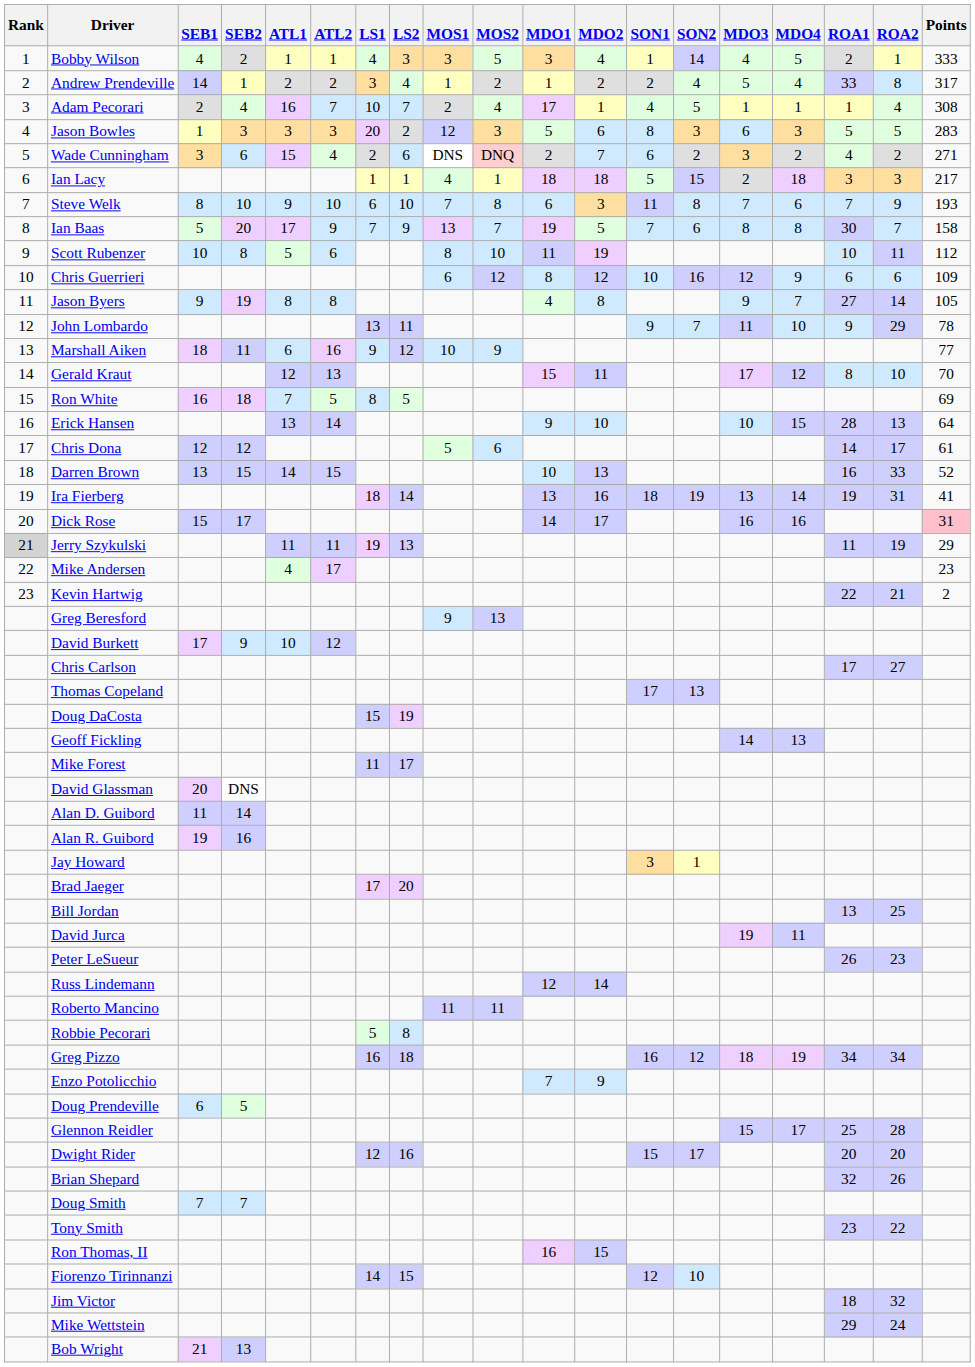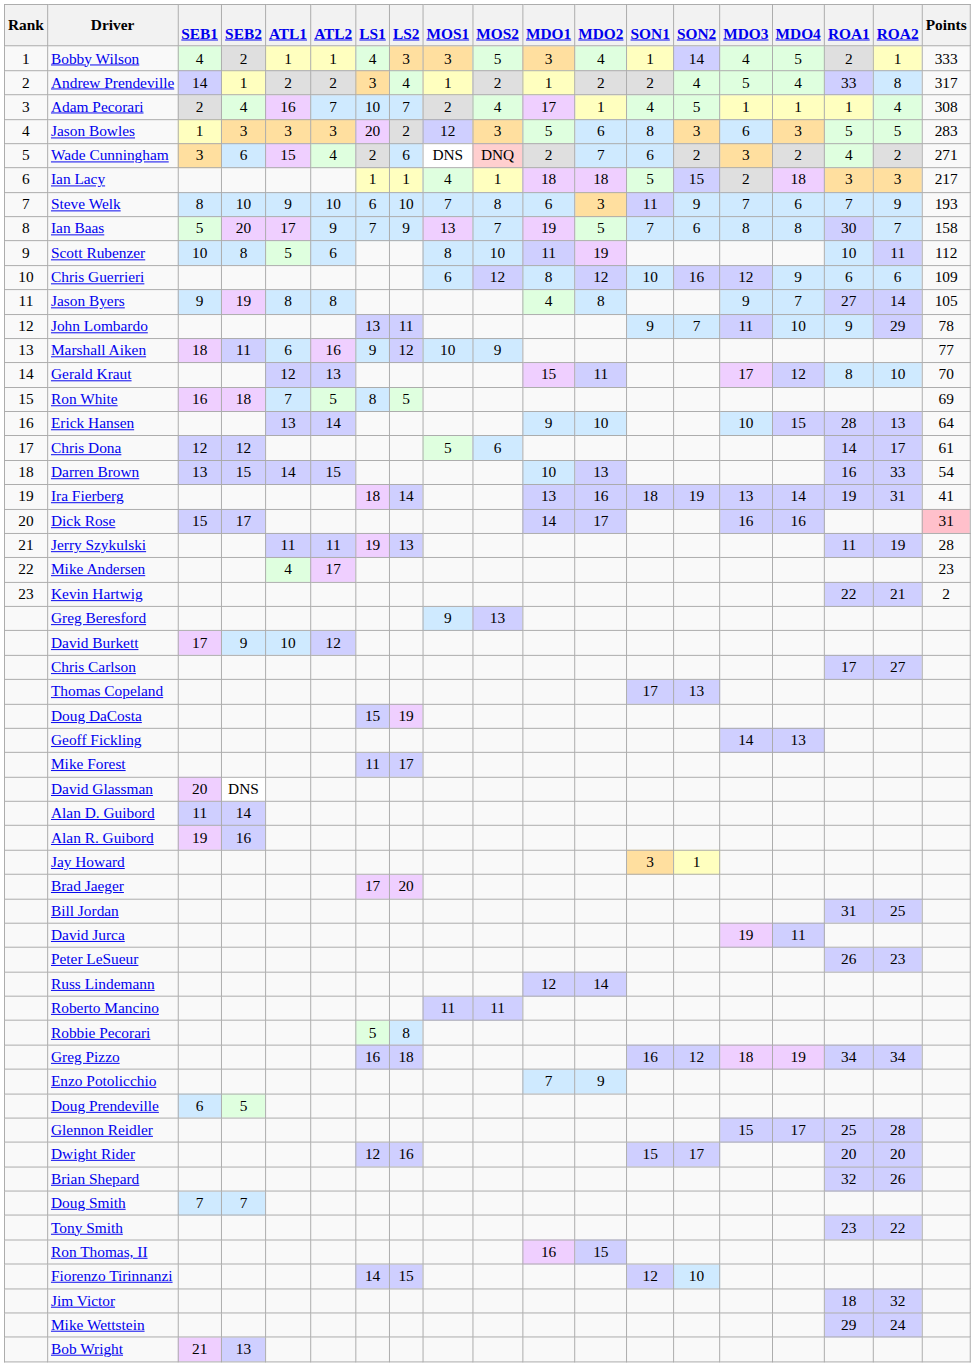(697, 204) 8 -> (697, 204) 9
(946, 472) 52 -> (946, 472) 54
(26, 545) lightgrey background -> (26, 545) no background
(946, 545) 29 -> (946, 545) 28
(849, 910) 13 -> (849, 910) 31
